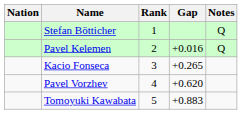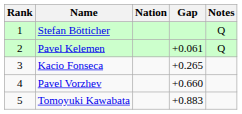columns swapped: (154, 13) <-> (23, 13)
(187, 48) +0.016 -> (187, 48) +0.061
(187, 83) +0.620 -> (187, 83) +0.660
